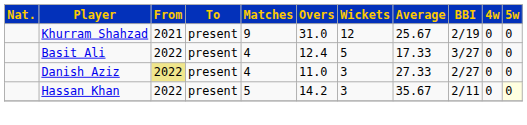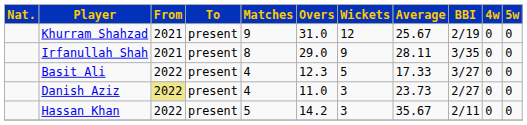+ row: (95, 53)
(313, 53) 12.4 -> (313, 72) 12.3
(414, 72) 27.33 -> (414, 91) 23.73
(509, 91) lightyellow background -> (509, 110) no background
